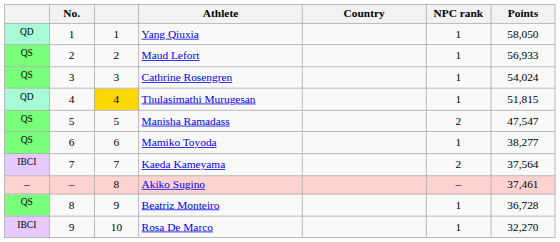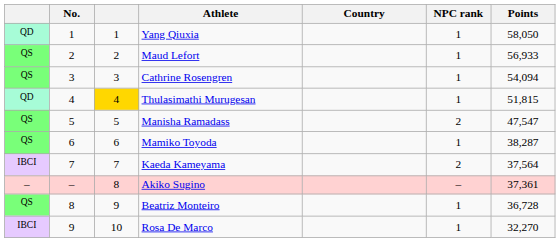(523, 78) 54,024 -> (523, 78) 54,094
(523, 143) 38,277 -> (523, 143) 38,287
(523, 185) 37,461 -> (523, 185) 37,361
